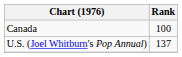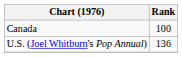(163, 44) 137 -> (163, 44) 136
